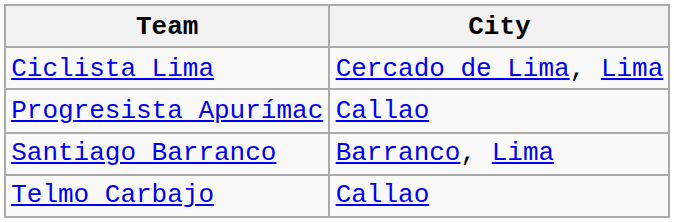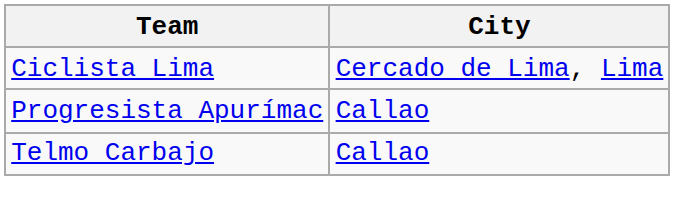- row: (144, 153)
